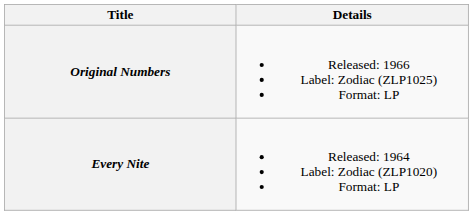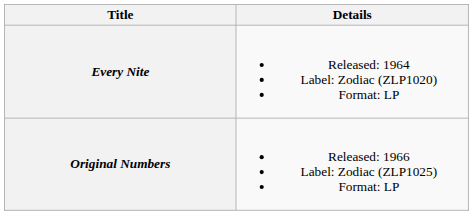rows swapped: (120, 164) <-> (120, 71)
